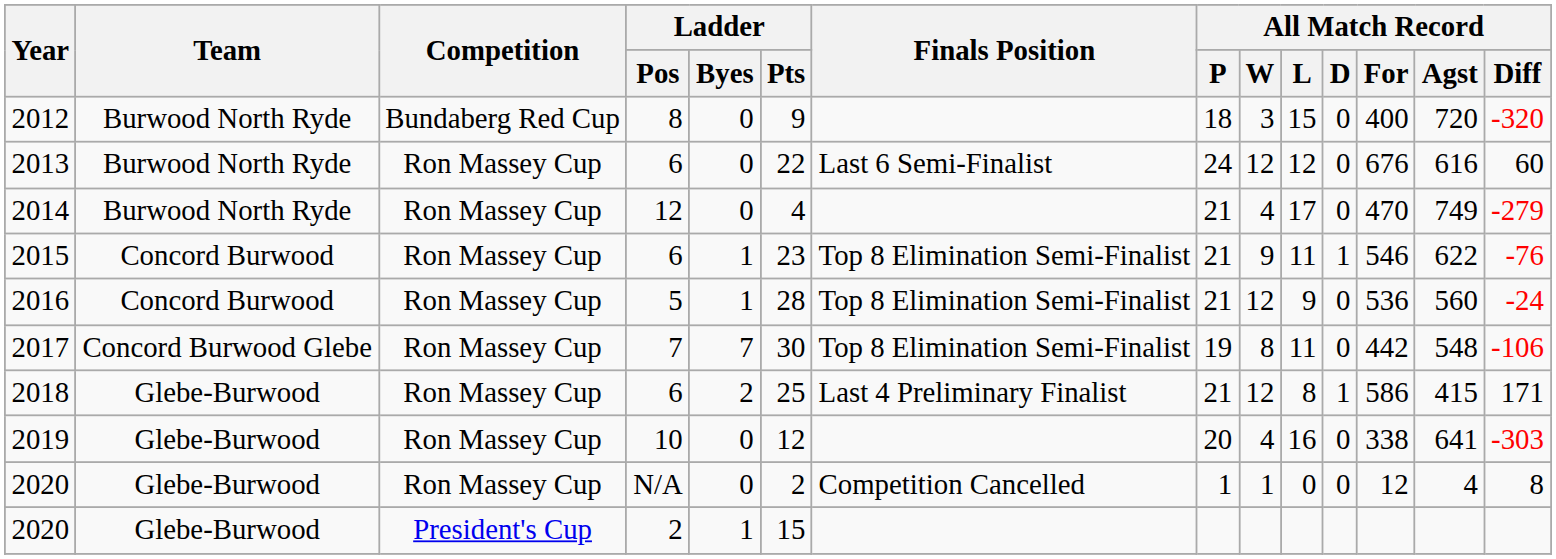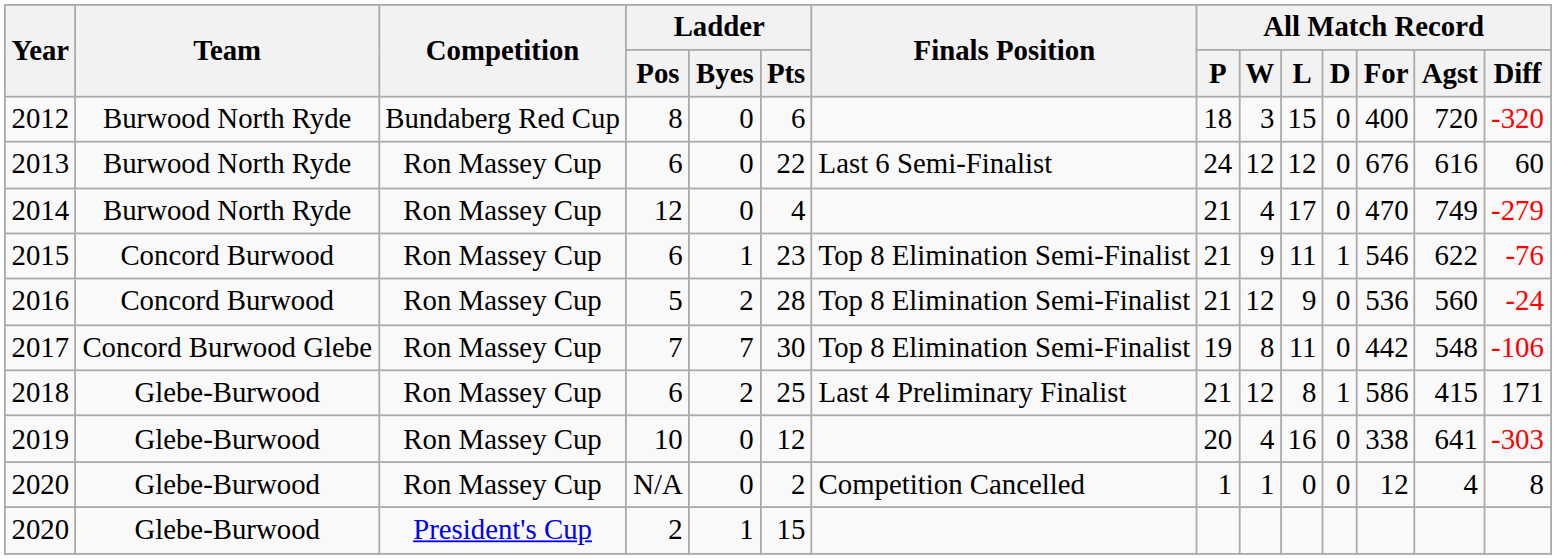(798, 118) 9 -> (798, 118) 6
(746, 301) 1 -> (746, 301) 2
